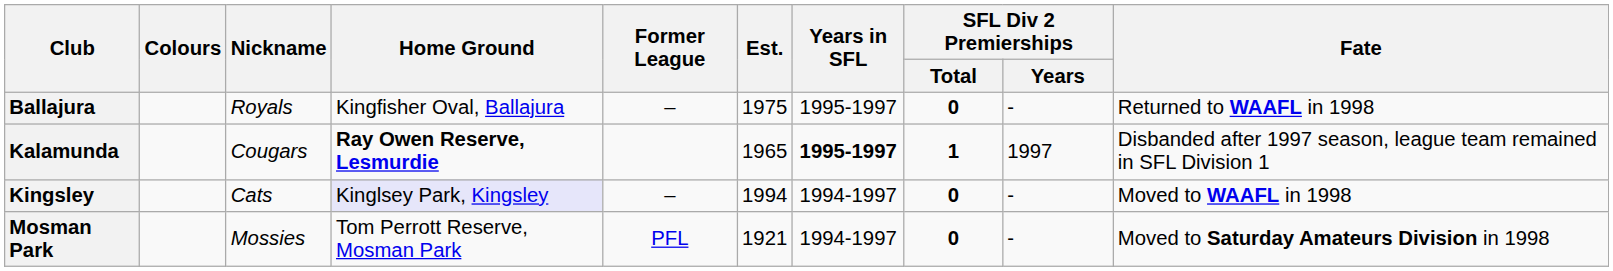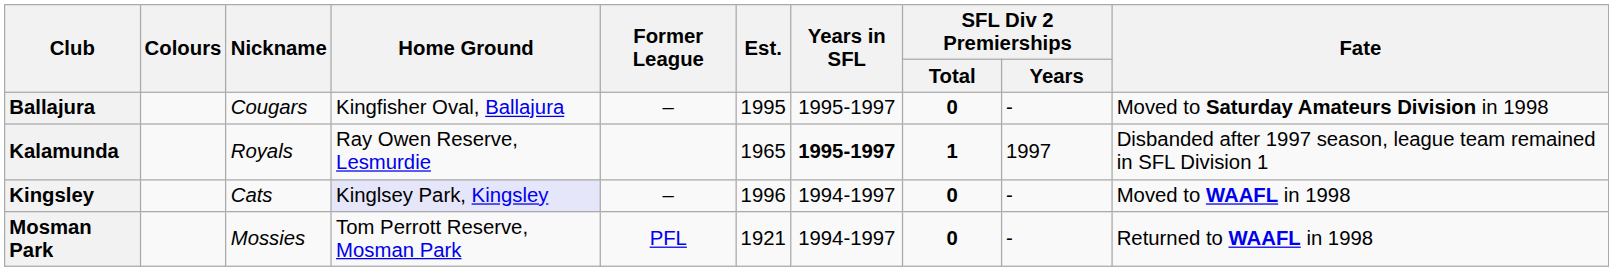(262, 107) Royals -> (269, 107) Cougars
(765, 107) 1975 -> (763, 107) 1995
(1246, 107) Returned to WAAFL in 1998 -> (1333, 107) Moved to Saturday Amateurs Division in 1998
(269, 151) Cougars -> (262, 151) Royals
(430, 151) bold -> (427, 151) normal
(765, 195) 1994 -> (763, 195) 1996
(1334, 238) Moved to Saturday Amateurs Division in 1998 -> (1245, 238) Returned to WAAFL in 1998
